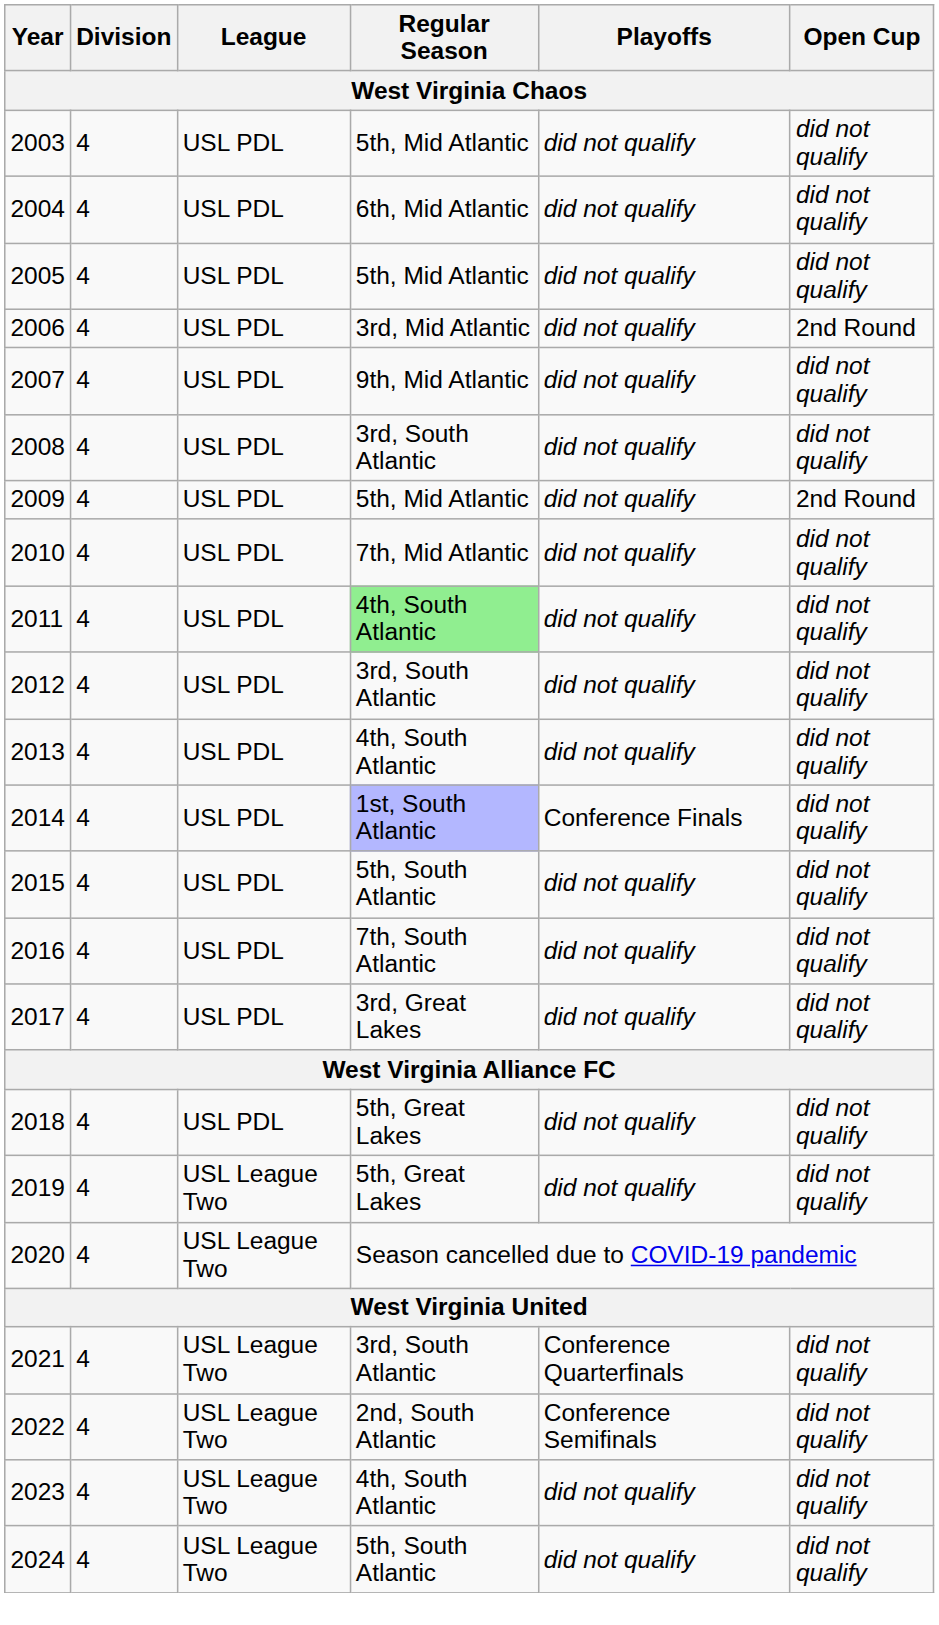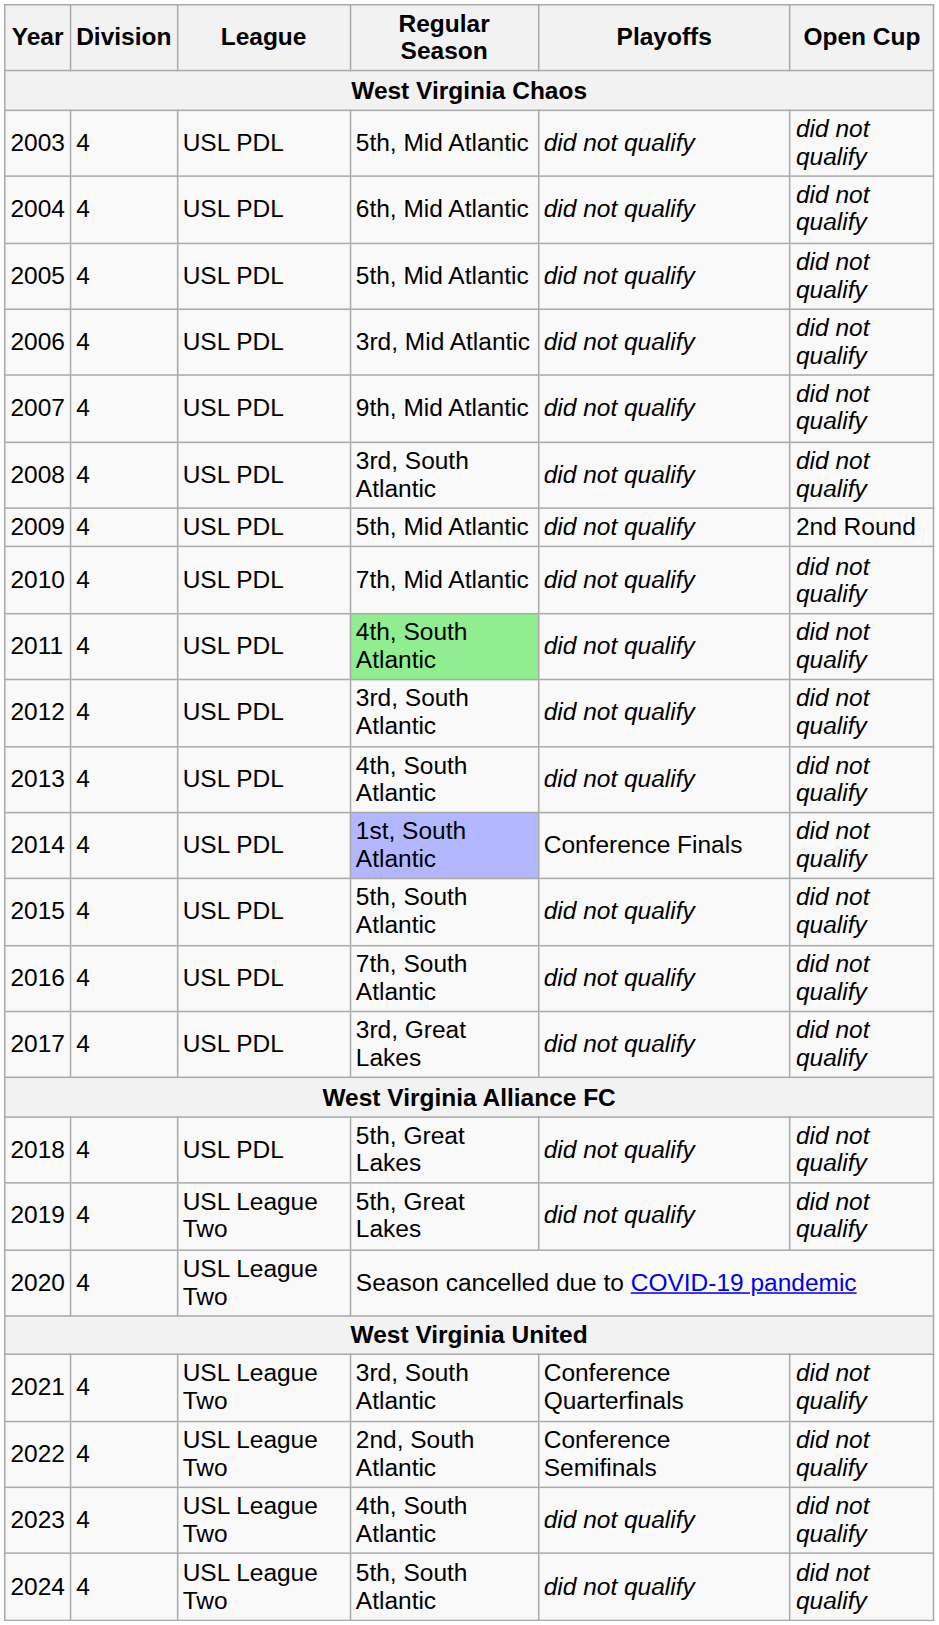(856, 328) 2nd Round -> (833, 341) did not qualify
